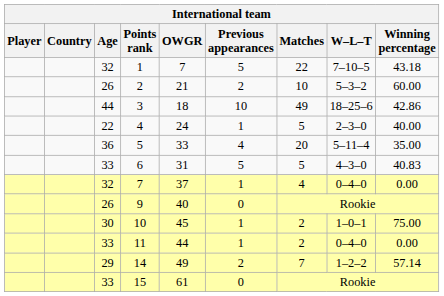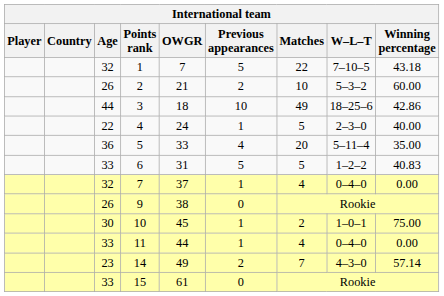(351, 164) 4–3–0 -> (351, 164) 1–2–2
(182, 203) 40 -> (182, 203) 38
(302, 243) 2 -> (302, 243) 4
(108, 262) 29 -> (108, 262) 23
(351, 262) 1–2–2 -> (351, 262) 4–3–0
